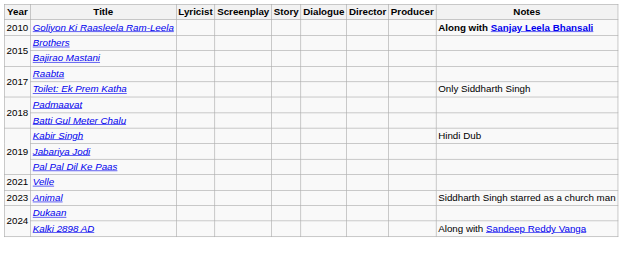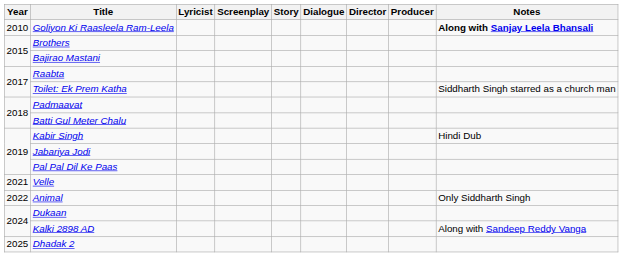(484, 89) Only Siddharth Singh -> (527, 89) Siddharth Singh starred as a church man
(17, 197) 2023 -> (17, 197) 2022
(527, 197) Siddharth Singh starred as a church man -> (484, 197) Only Siddharth Singh
+ row: (54, 244)
